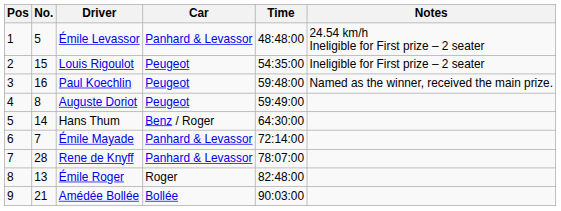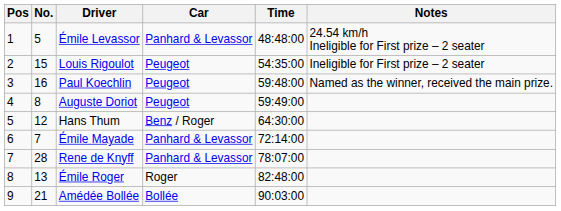(41, 121) 14 -> (41, 121) 12
